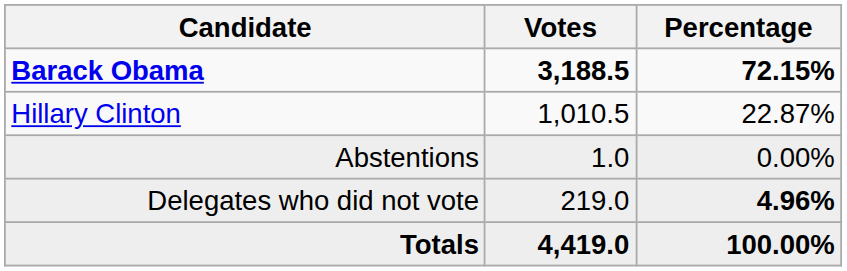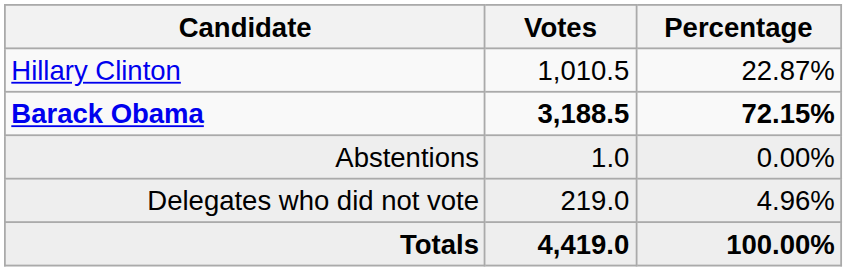rows swapped: (108, 70) <-> (96, 114)
(796, 201) bold -> (796, 201) normal
